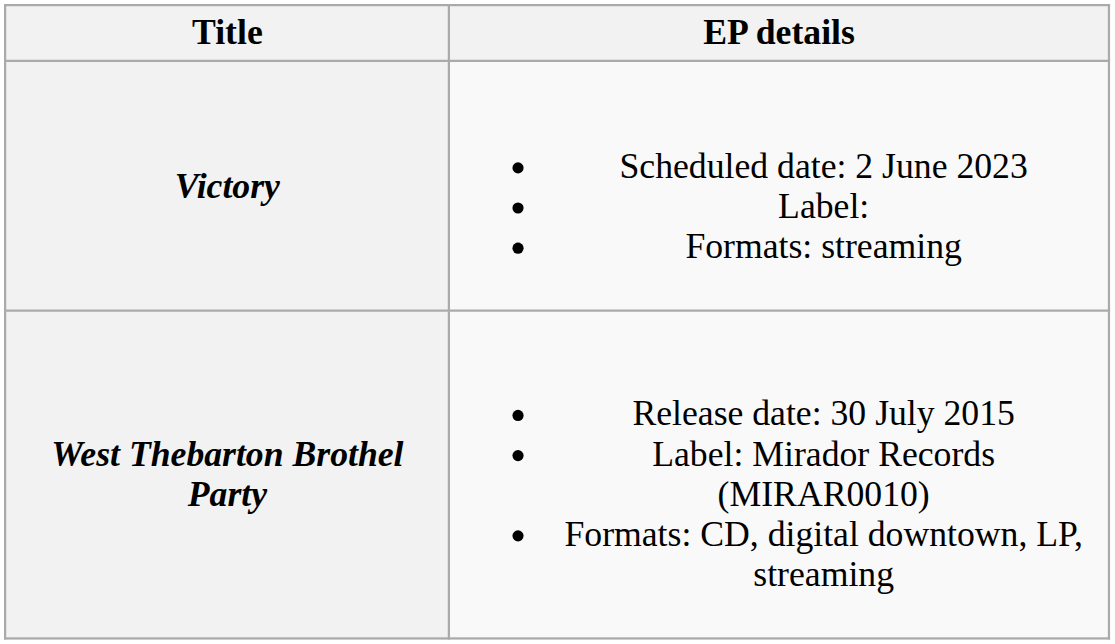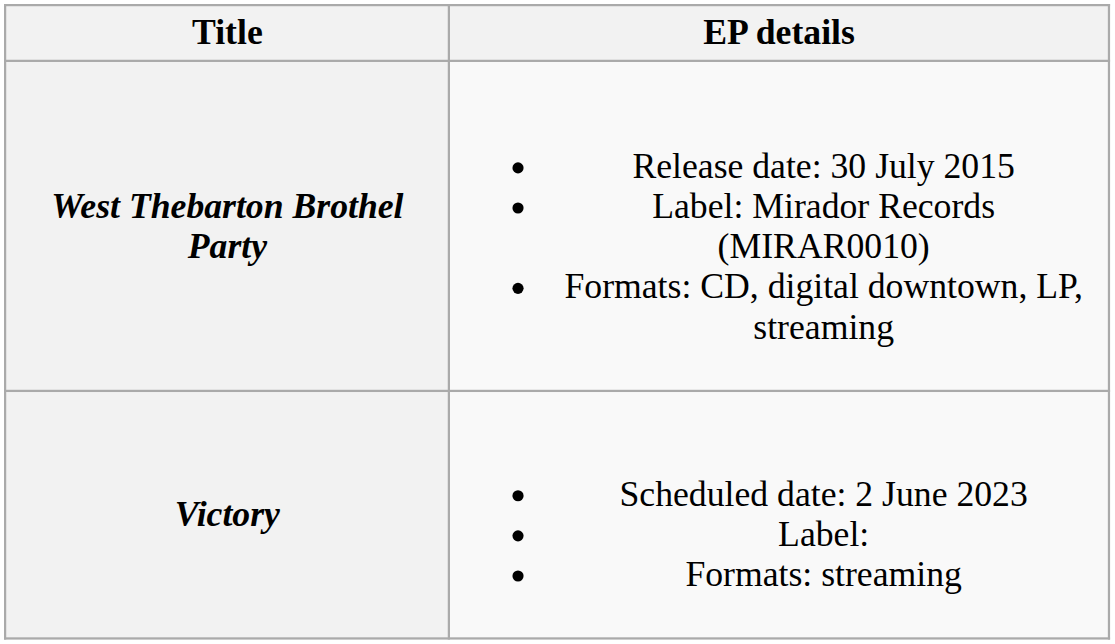rows swapped: (227, 473) <-> (227, 185)
